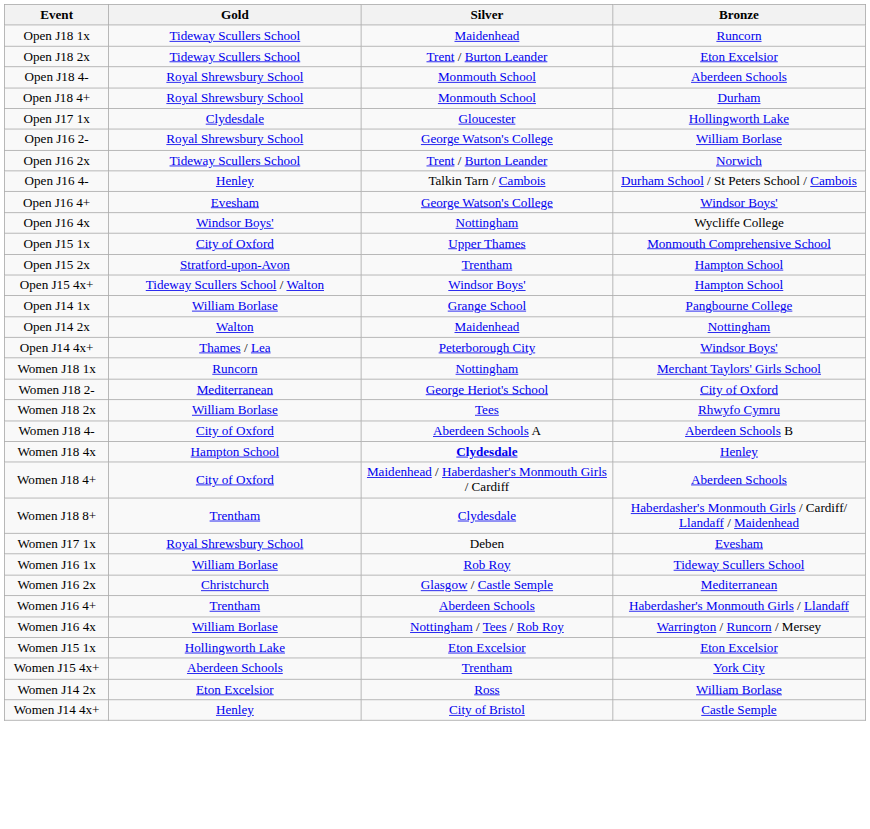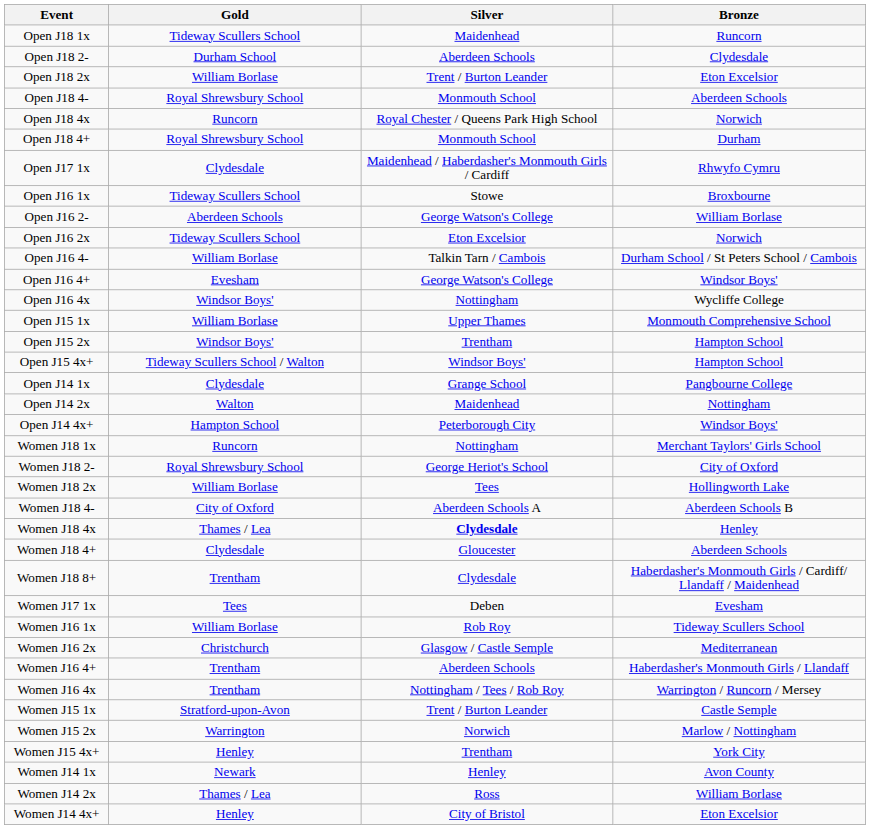+ row: (57, 56)
(235, 56) Tideway Scullers School -> (235, 77) William Borlase
+ row: (57, 118)
(487, 118) Gloucester -> (487, 167) Maidenhead / Haberdasher's Monmouth Girls / Cardiff
(739, 118) Hollingworth Lake -> (739, 167) Rhwyfo Cymru
+ row: (57, 196)
(235, 139) Royal Shrewsbury School -> (235, 216) Aberdeen Schools
(487, 160) Trent / Burton Leander -> (487, 237) Eton Excelsior
(235, 181) Henley -> (235, 258) William Borlase
(235, 243) City of Oxford -> (235, 320) William Borlase
(235, 264) Stratford-upon-Avon -> (235, 341) Windsor Boys'
(235, 306) William Borlase -> (235, 383) Clydesdale
(235, 347) Thames / Lea -> (235, 425) Hampton School
(235, 389) Mediterranean -> (235, 466) Royal Shrewsbury School
(739, 410) Rhwyfo Cymru -> (739, 487) Hollingworth Lake
(235, 451) Hampton School -> (235, 529) Thames / Lea
(235, 480) City of Oxford -> (235, 549) Clydesdale
(487, 480) Maidenhead / Haberdasher's Monmouth Girls / Cardiff -> (487, 549) Gloucester
(235, 543) Royal Shrewsbury School -> (235, 606) Tees
(235, 627) William Borlase -> (235, 689) Trentham
(235, 647) Hollingworth Lake -> (235, 710) Stratford-upon-Avon
(487, 647) Eton Excelsior -> (487, 710) Trent / Burton Leander
(739, 647) Eton Excelsior -> (739, 710) Castle Semple
+ row: (57, 731)
(235, 668) Aberdeen Schools -> (235, 751) Henley
+ row: (57, 772)
(235, 689) Eton Excelsior -> (235, 793) Thames / Lea
(739, 710) Castle Semple -> (739, 814) Eton Excelsior
